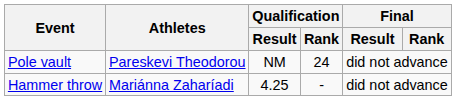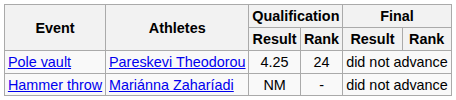(275, 62) NM -> (275, 62) 4.25
(275, 85) 4.25 -> (275, 85) NM
